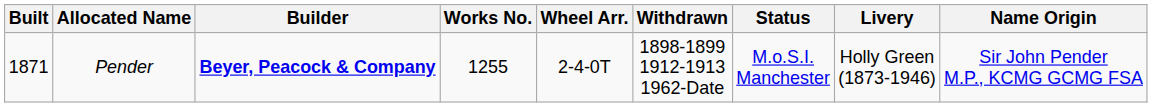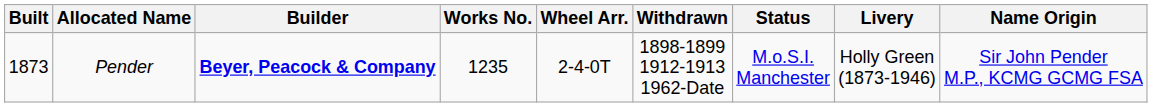(29, 67) 1871 -> (29, 67) 1873
(488, 67) 1255 -> (488, 67) 1235
